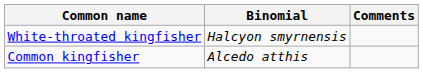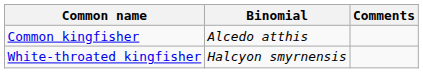rows swapped: (73, 57) <-> (104, 36)
